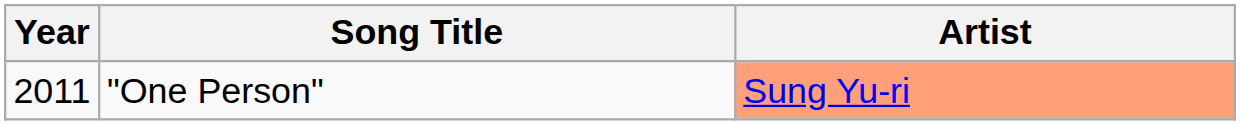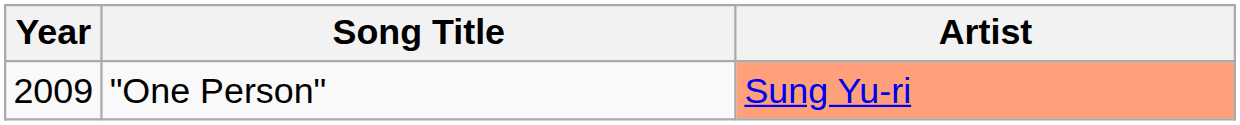(52, 89) 2011 -> (53, 89) 2009
